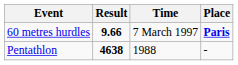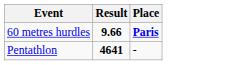- column: (165, 13)
(111, 50) 4638 -> (111, 50) 4641
